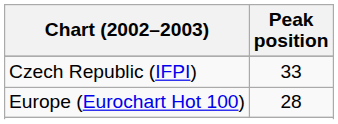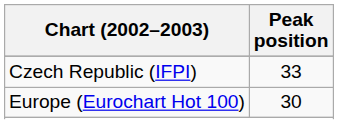(291, 102) 28 -> (291, 102) 30
